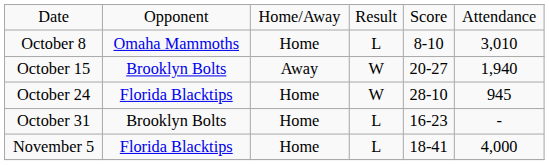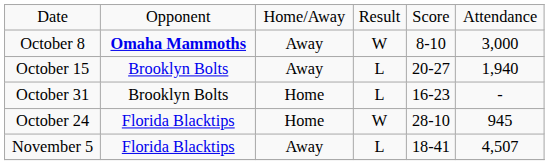(176, 43) normal -> (178, 43) bold
(299, 43) Home -> (304, 43) Away
(376, 43) L -> (380, 43) W
(499, 43) 3,010 -> (500, 43) 3,000
(376, 69) W -> (380, 69) L
rows swapped: (54, 95) <-> (54, 120)
(299, 146) Home -> (304, 146) Away
(499, 146) 4,000 -> (500, 146) 4,507
